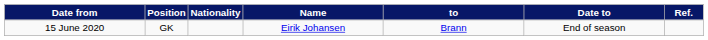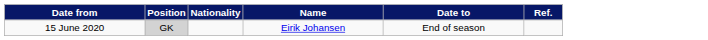- column: (454, 12)
(167, 28) no background -> (167, 28) lightgrey background
